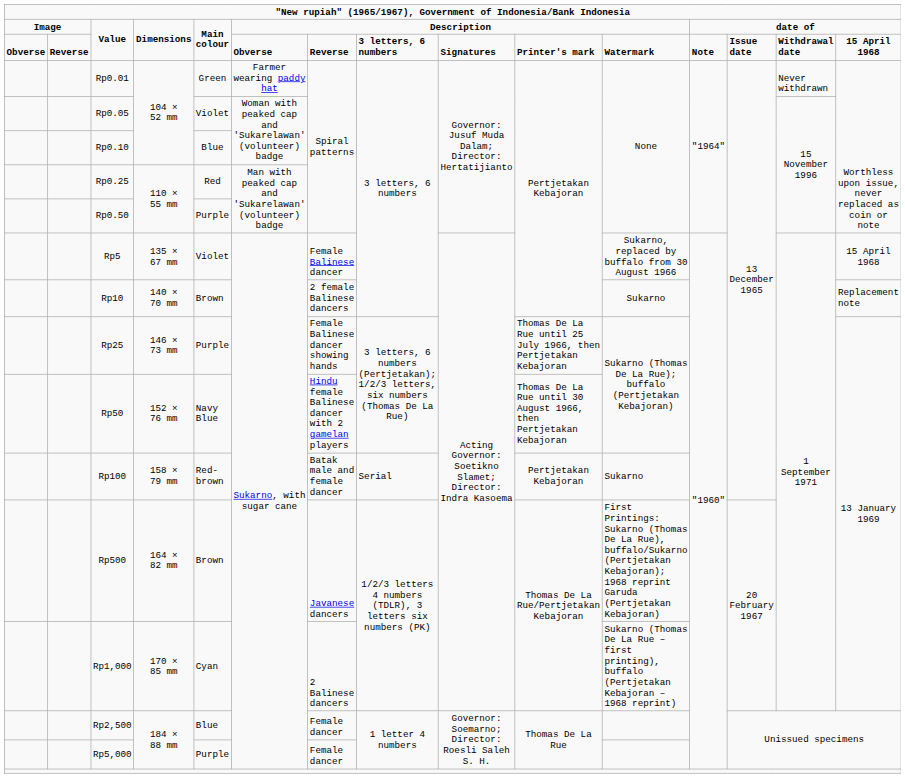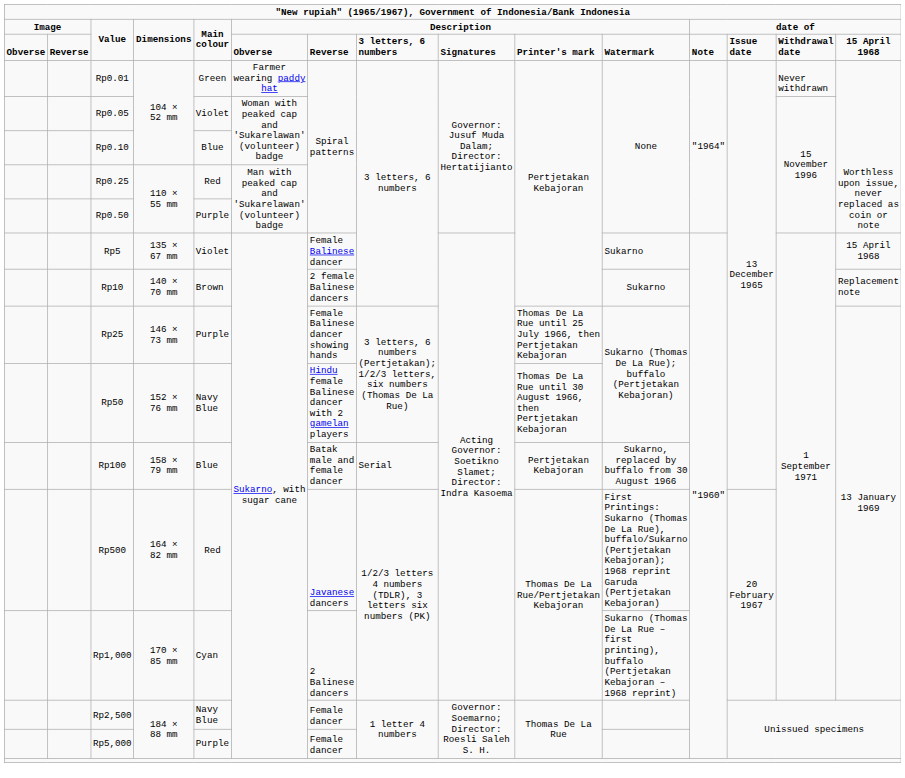(646, 257) Sukarno, replaced by buffalo from 30 August 1966 -> (624, 251) Sukarno
(210, 476) Red-brown -> (207, 466) Blue
(624, 476) Sukarno -> (646, 466) Sukarno, replaced by buffalo from 30 August 1966
(210, 561) Brown -> (212, 550) Red
(207, 726) Blue -> (207, 715) Navy Blue
